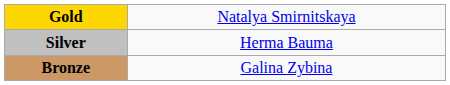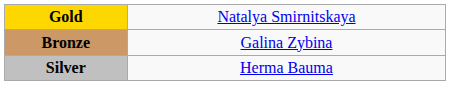rows swapped: (66, 42) <-> (66, 67)
